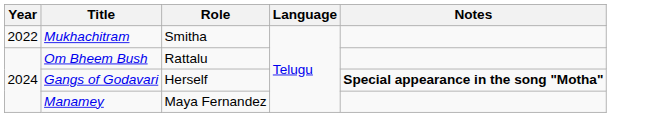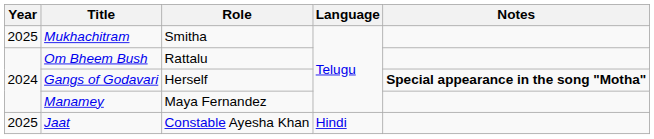(23, 36) 2022 -> (23, 36) 2025
+ row: (57, 123)
